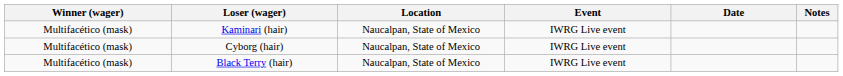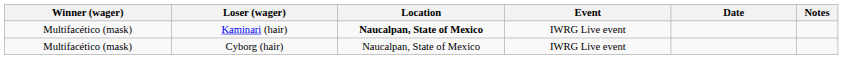(421, 29) normal -> (421, 29) bold
- row: (254, 63)
